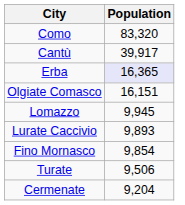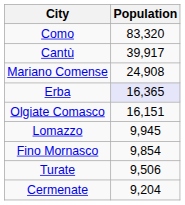+ row: (58, 72)
- row: (54, 131)
